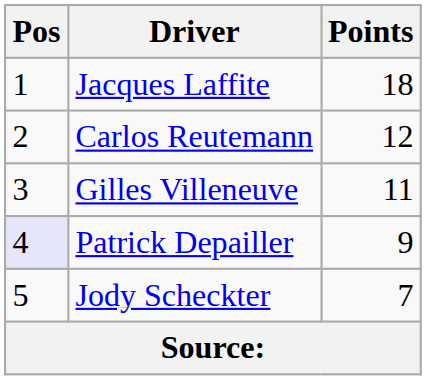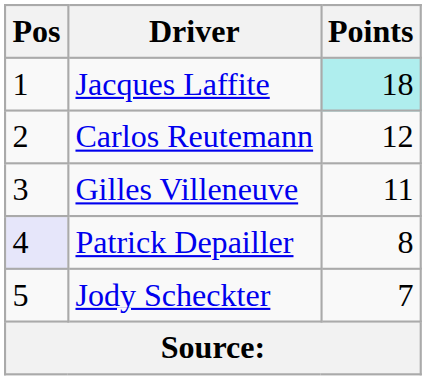(397, 84) no background -> (397, 84) paleturquoise background
(405, 242) 9 -> (405, 242) 8
